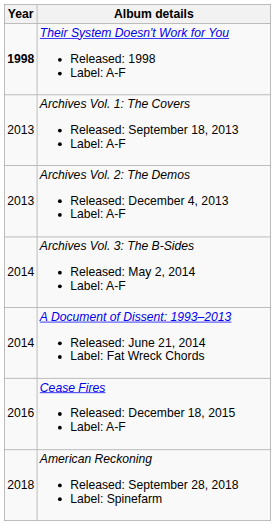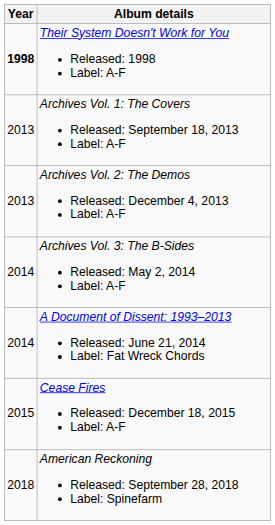(21, 414) 2016 -> (21, 414) 2015
